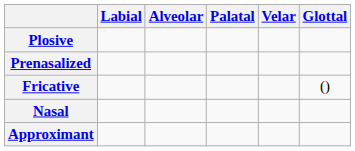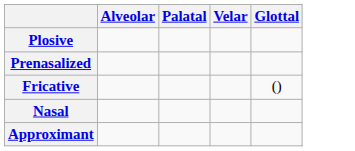- column: (121, 16)
